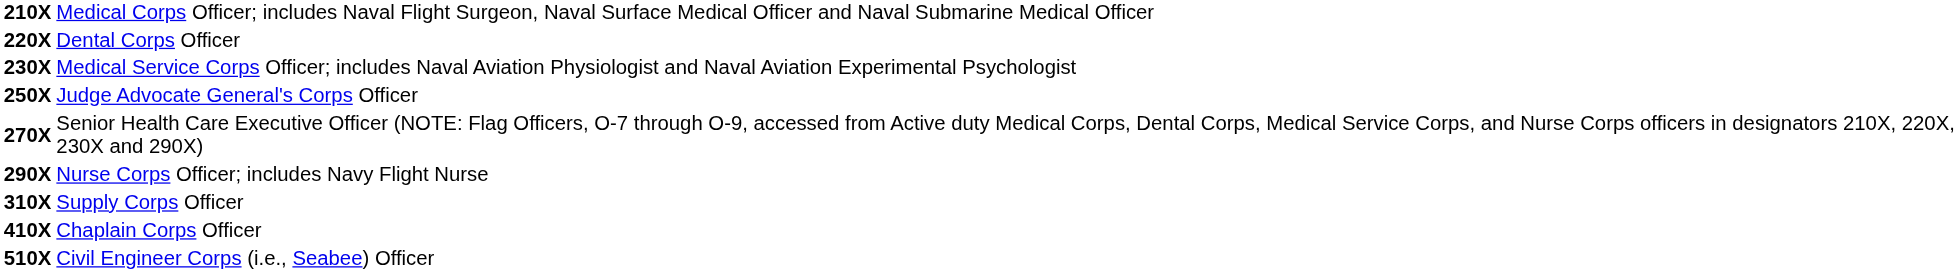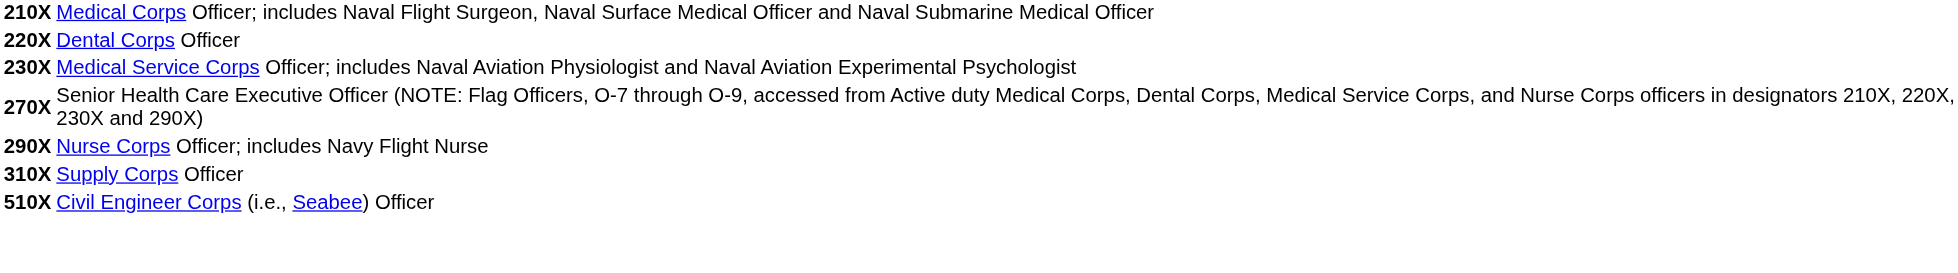- row: (237, 95)
- row: (159, 230)
